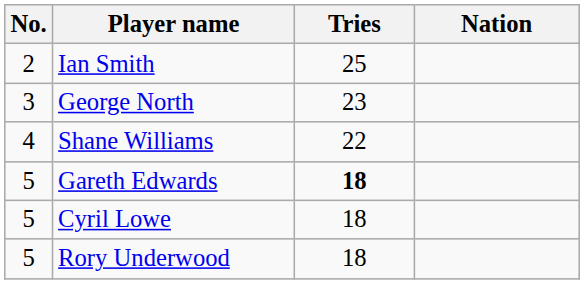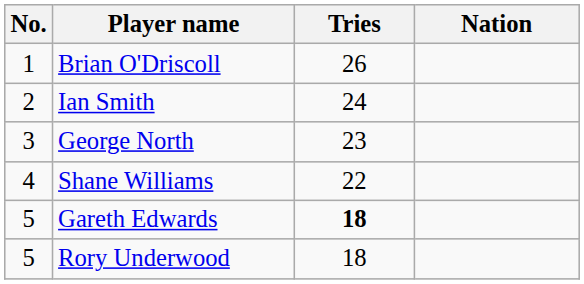+ row: (139, 63)
(354, 63) 25 -> (354, 102) 24
- row: (115, 219)
